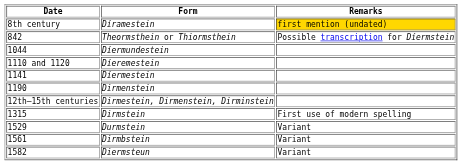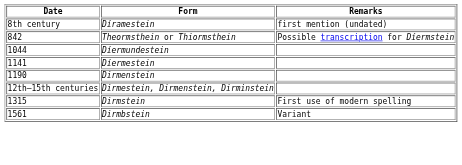(332, 24) gold background -> (332, 24) no background
- row: (131, 63)
- row: (123, 127)
- row: (126, 153)
